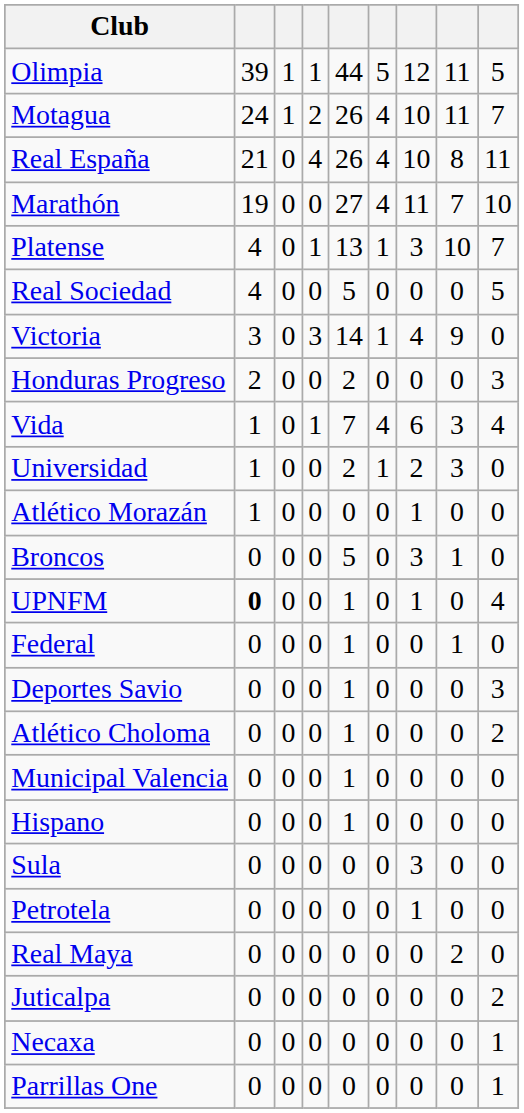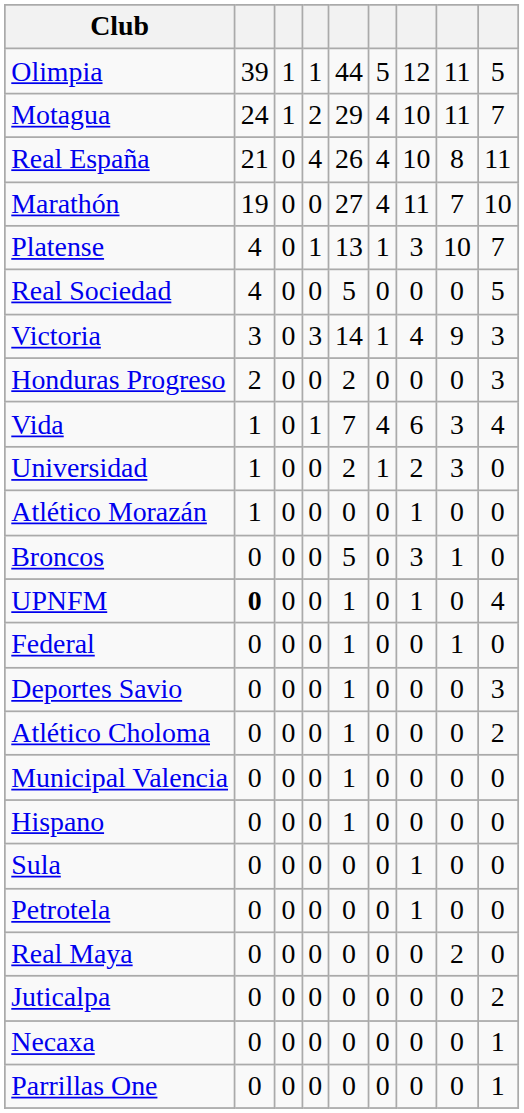(349, 114) 26 -> (349, 114) 29
(498, 335) 0 -> (498, 335) 3
(416, 865) 3 -> (416, 865) 1
